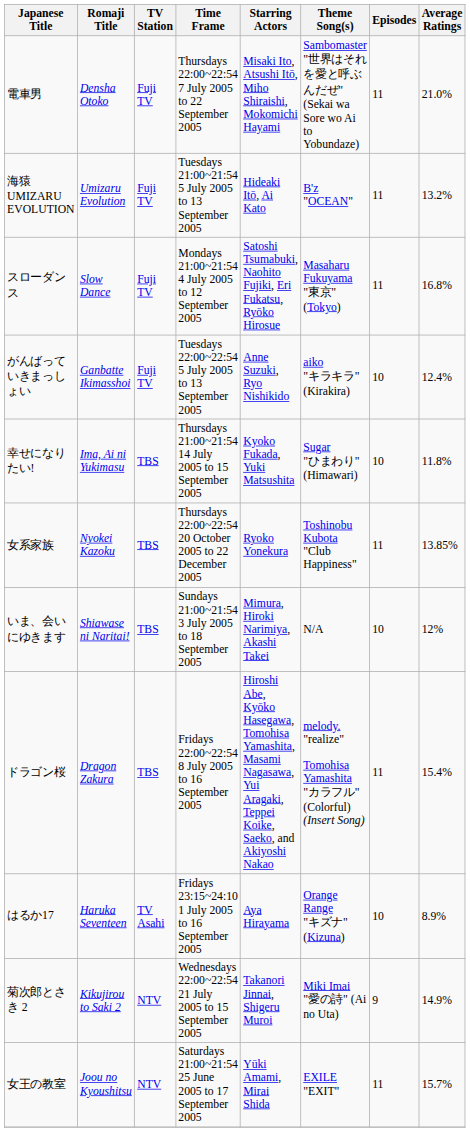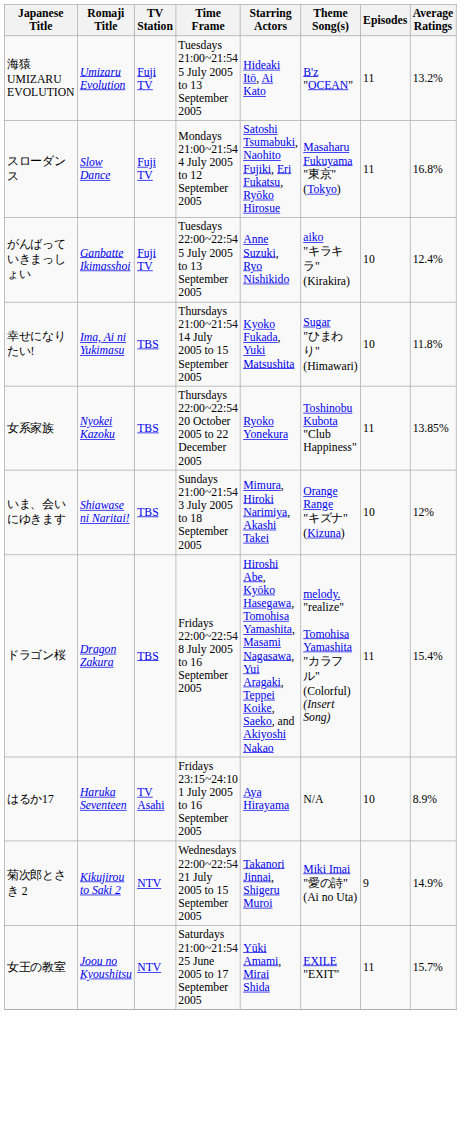- row: (25, 94)
(313, 629) N/A -> (326, 512) Orange Range "キズナ" (Kizuna)
(326, 916) Orange Range "キズナ" (Kizuna) -> (313, 799) N/A
